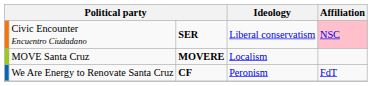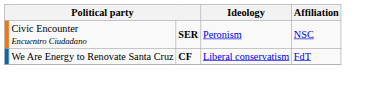(272, 34) Liberal conservatism -> (222, 34) Peronism
(330, 34) pink background -> (304, 34) no background
- row: (50, 56)
(248, 72) Peronism -> (246, 56) Liberal conservatism
